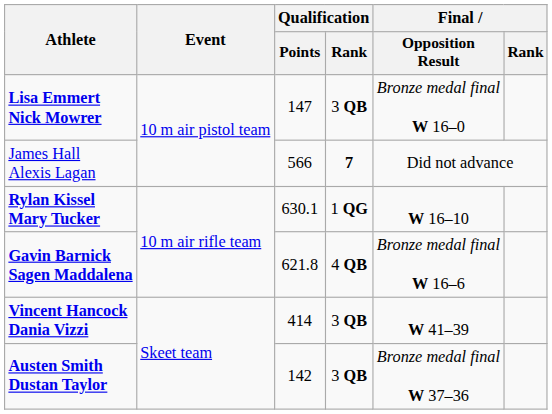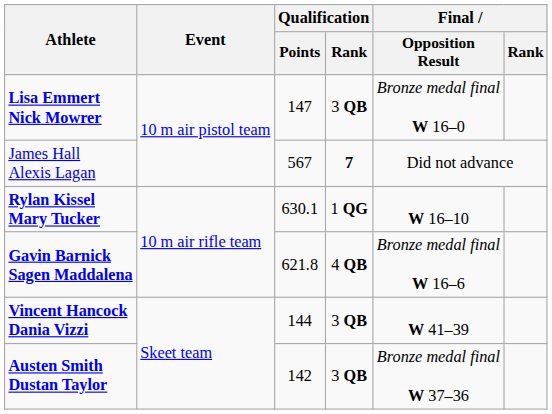(300, 163) 566 -> (300, 163) 567
(300, 320) 414 -> (300, 320) 144
